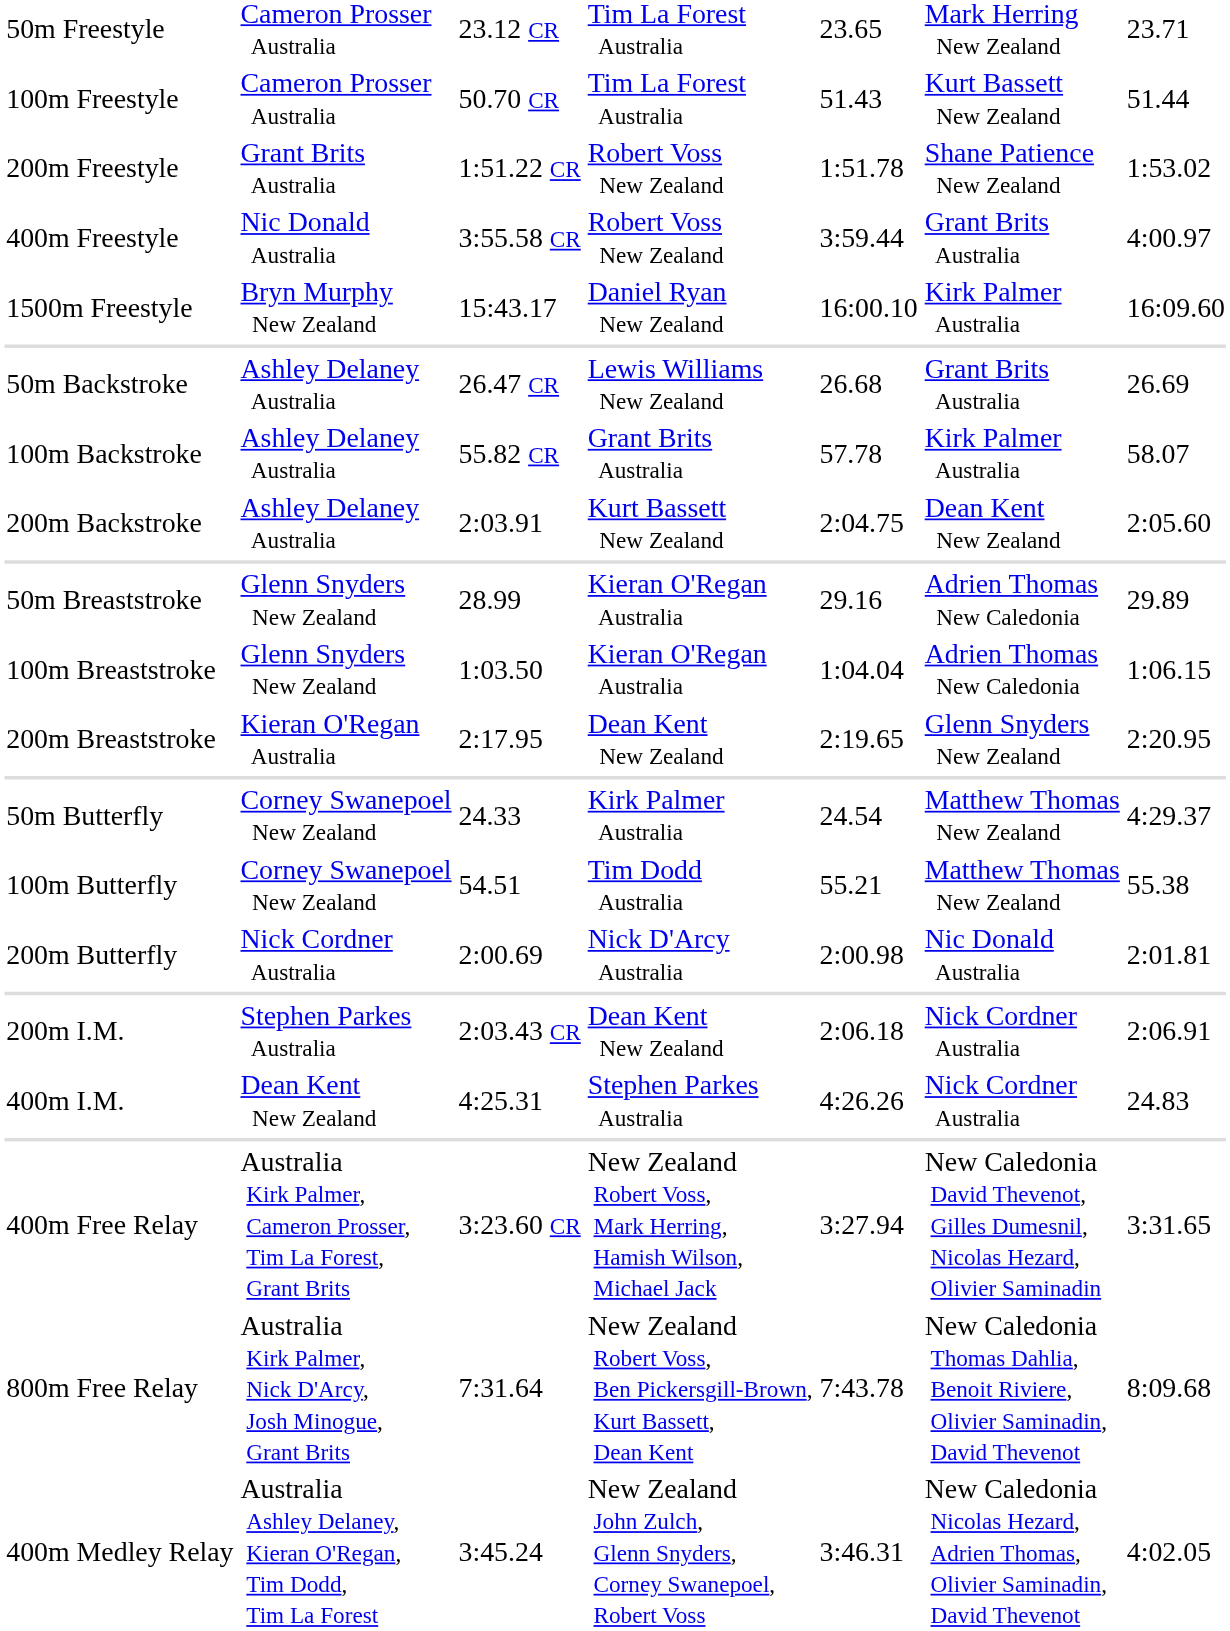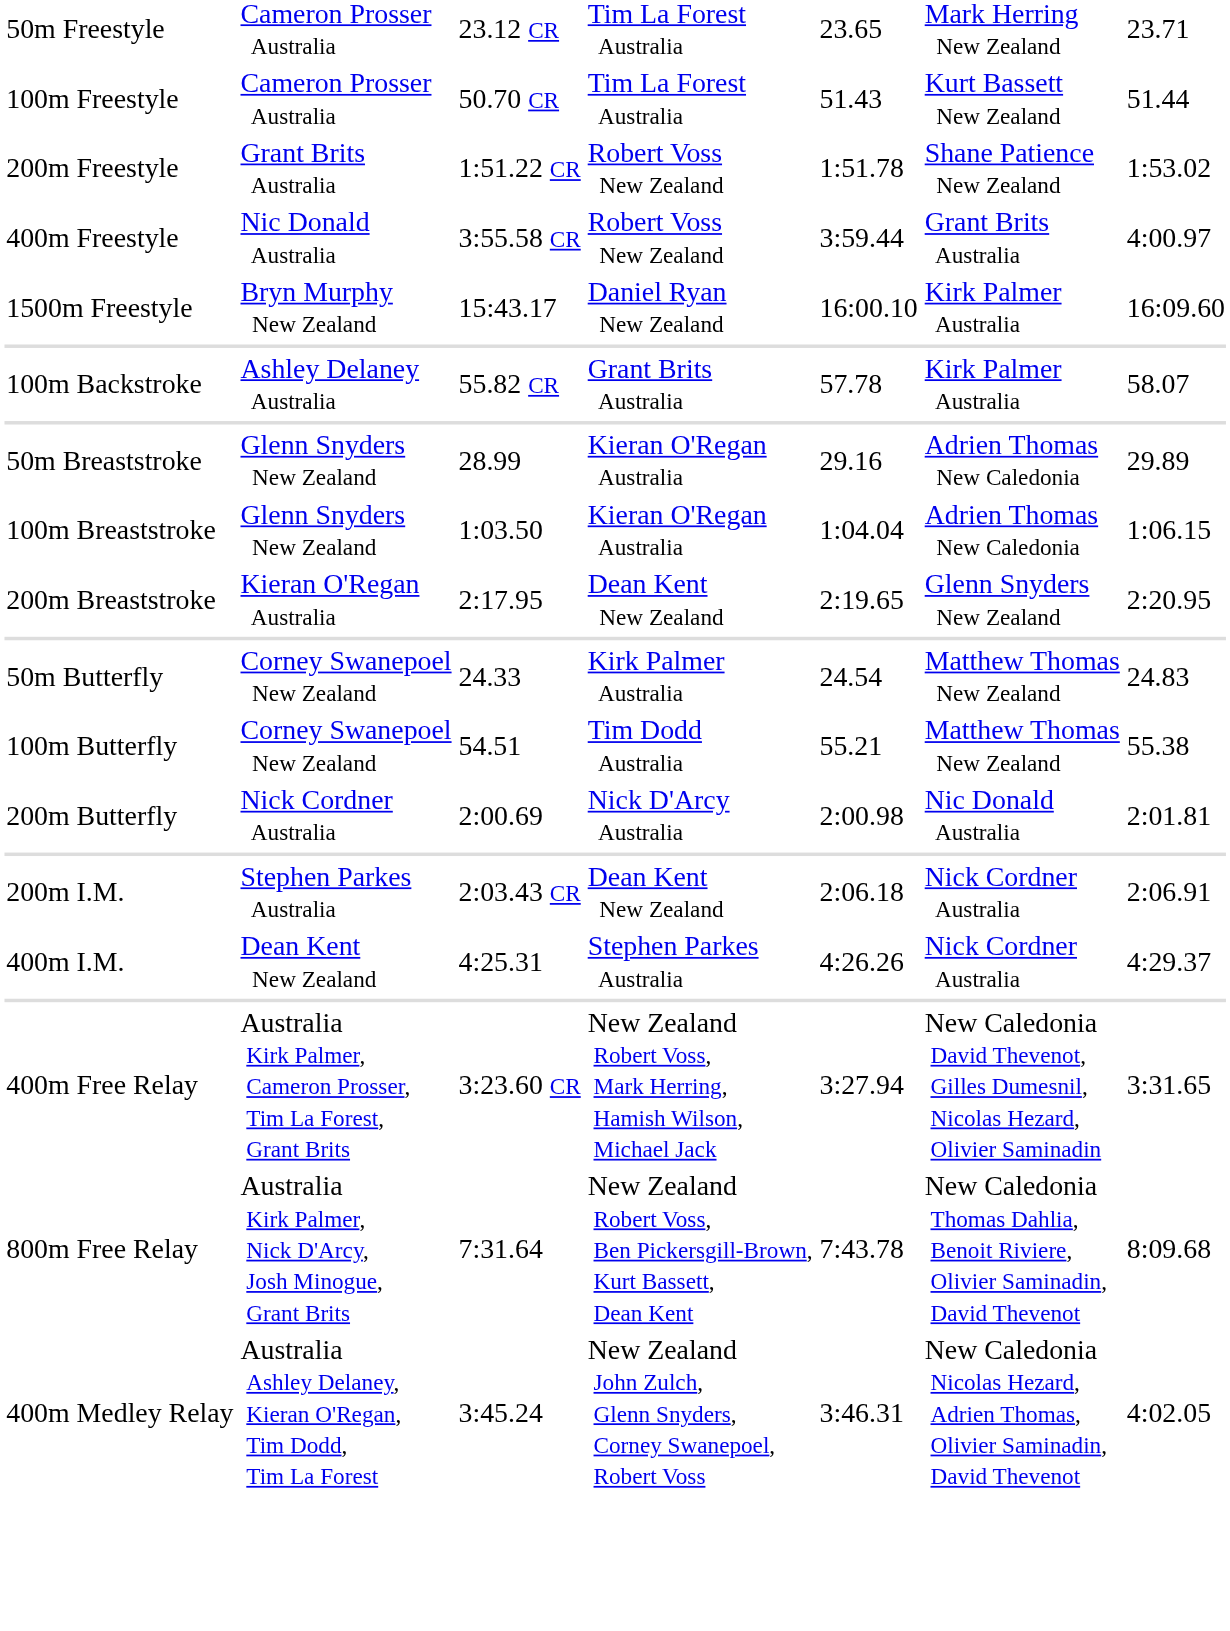- row: (97, 384)
- row: (104, 523)
(1169, 815) 4:29.37 -> (1158, 676) 24.83
(1158, 1101) 24.83 -> (1169, 961) 4:29.37
